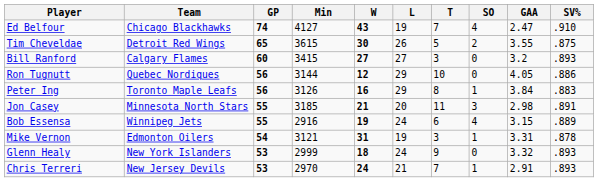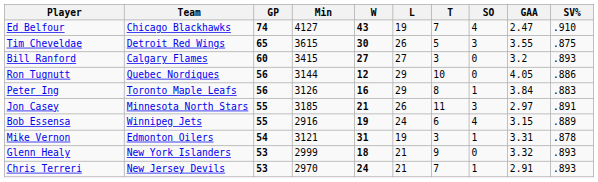(475, 44) 2 -> (475, 44) 3
(401, 106) 20 -> (401, 106) 26
(521, 106) 2.98 -> (521, 106) 2.97
(401, 153) 24 -> (401, 153) 21
